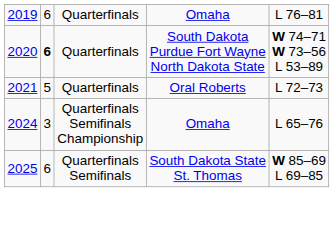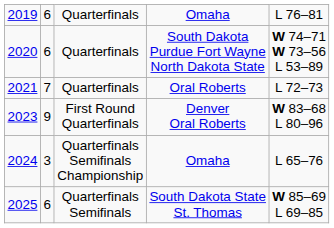(47, 51) bold -> (47, 51) normal
(47, 88) 5 -> (47, 88) 7
+ row: (22, 116)
